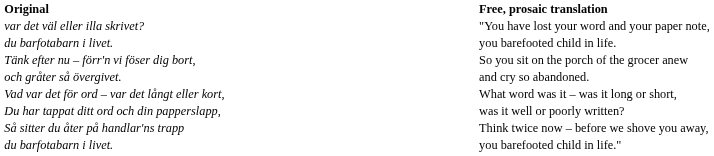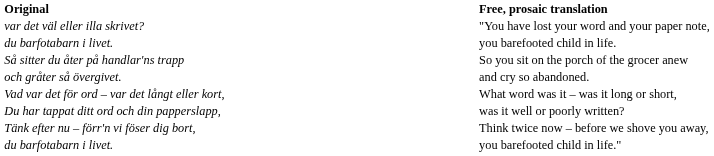(100, 60) Tänk efter nu – förr'n vi föser dig bort, -> (94, 60) Så sitter du åter på handlar'ns trapp
(94, 127) Så sitter du åter på handlar'ns trapp -> (100, 127) Tänk efter nu – förr'n vi föser dig bort,
